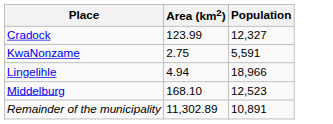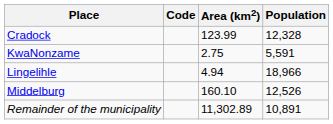+ column: (181, 15)
(249, 35) 12,327 -> (283, 35) 12,328
(184, 91) 168.10 -> (219, 91) 160.10
(249, 91) 12,523 -> (283, 91) 12,526
